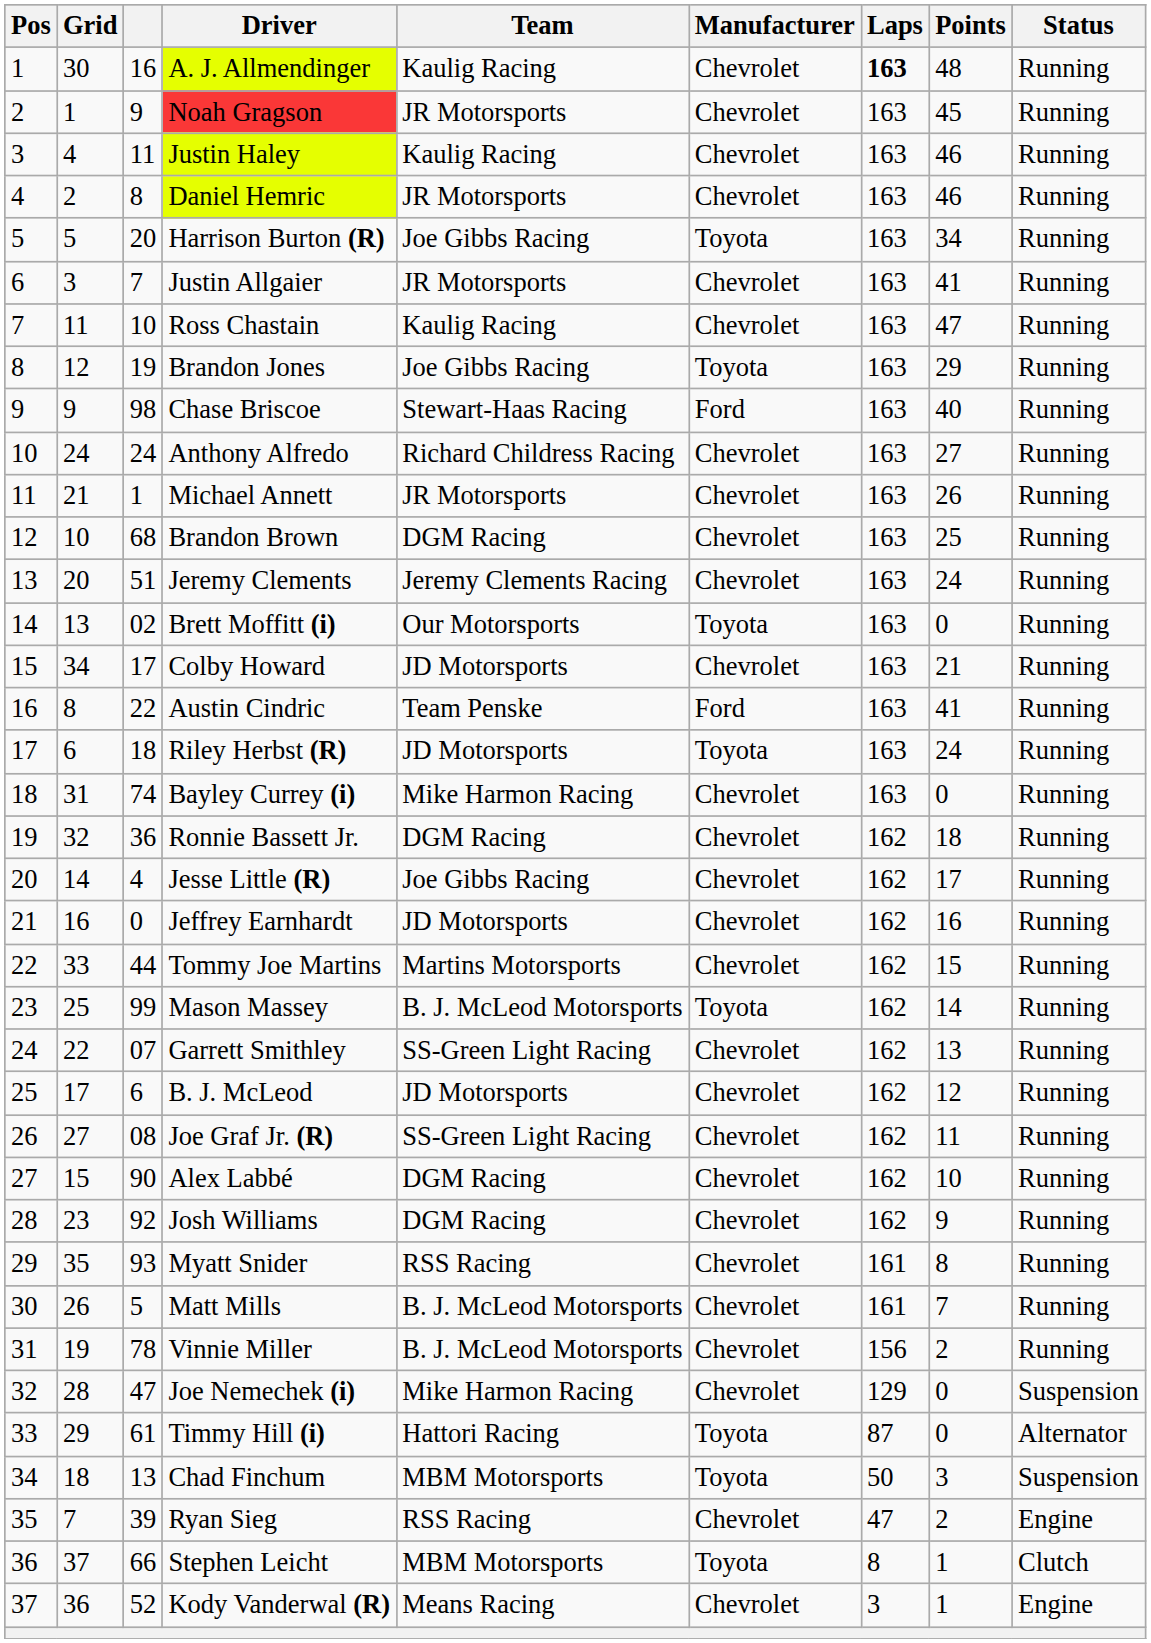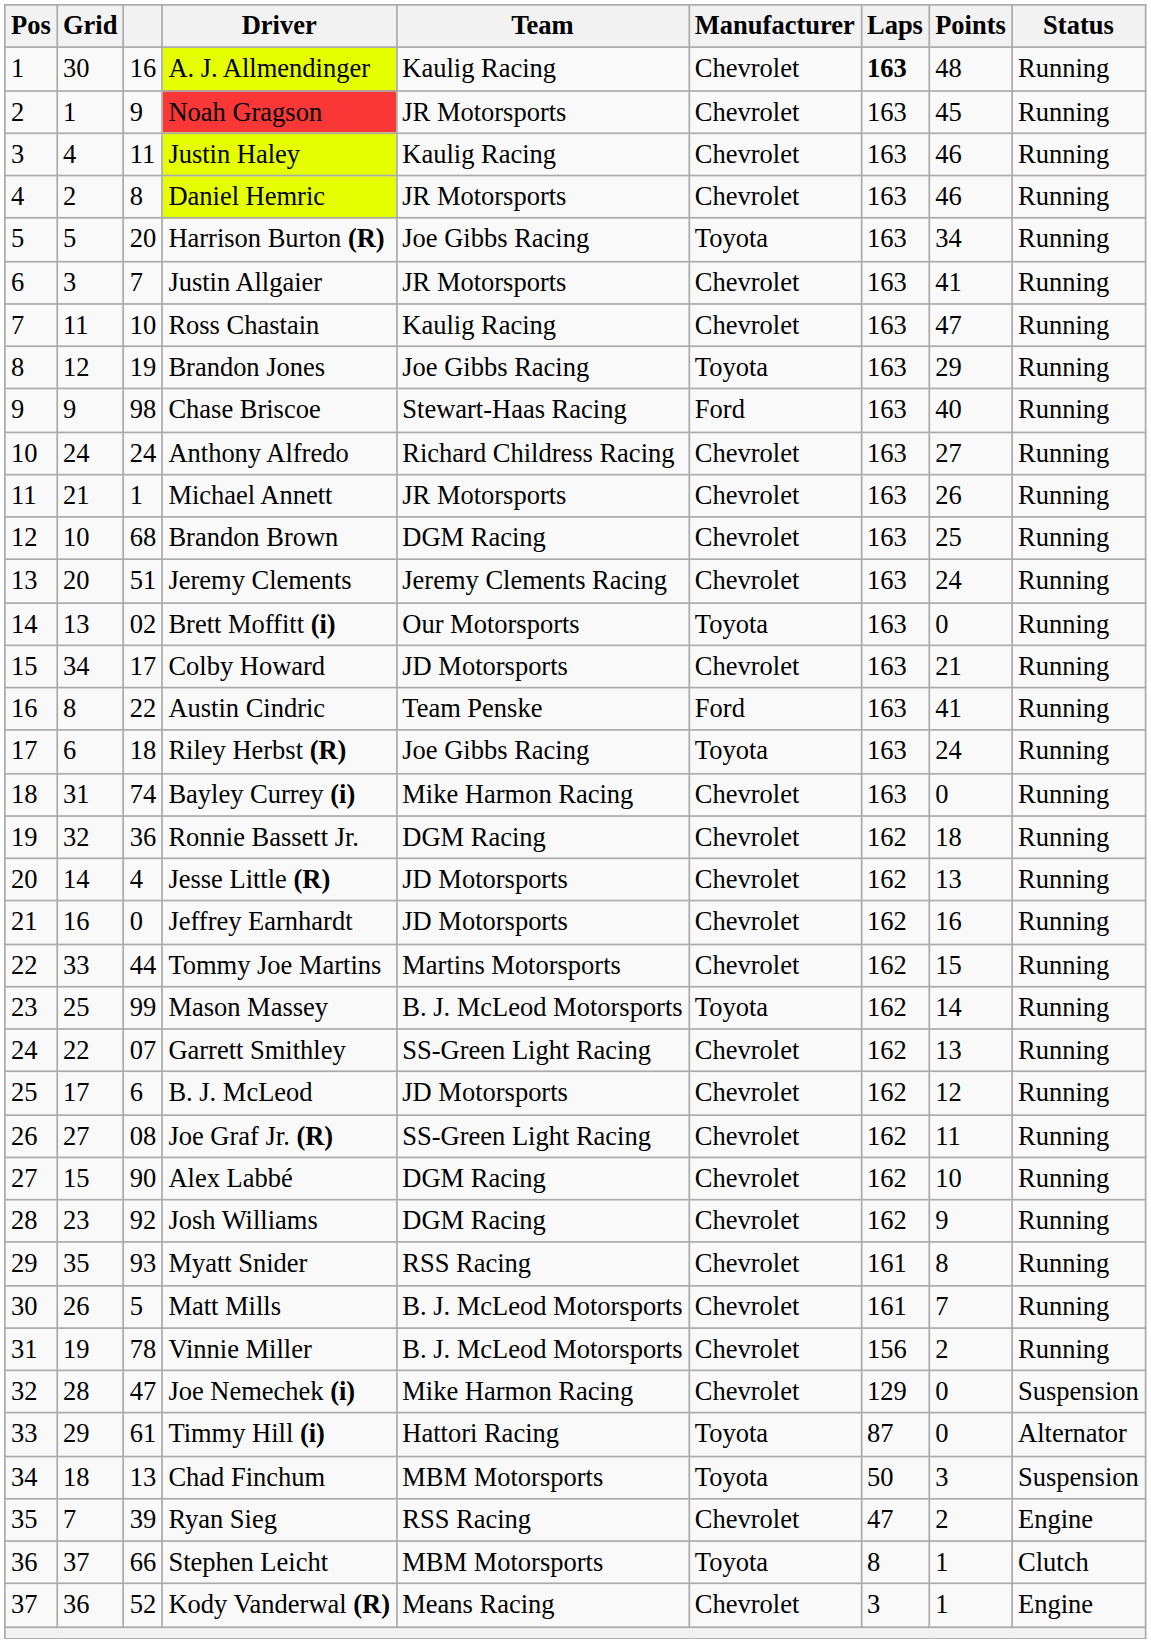(485, 750) JD Motorsports -> (496, 750) Joe Gibbs Racing
(496, 878) Joe Gibbs Racing -> (485, 878) JD Motorsports
(948, 878) 17 -> (948, 878) 13
